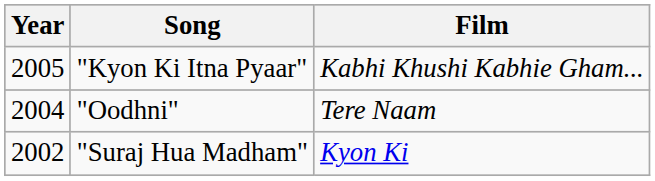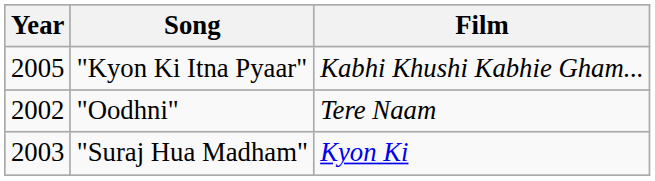(38, 110) 2004 -> (38, 110) 2002
(38, 152) 2002 -> (38, 152) 2003
